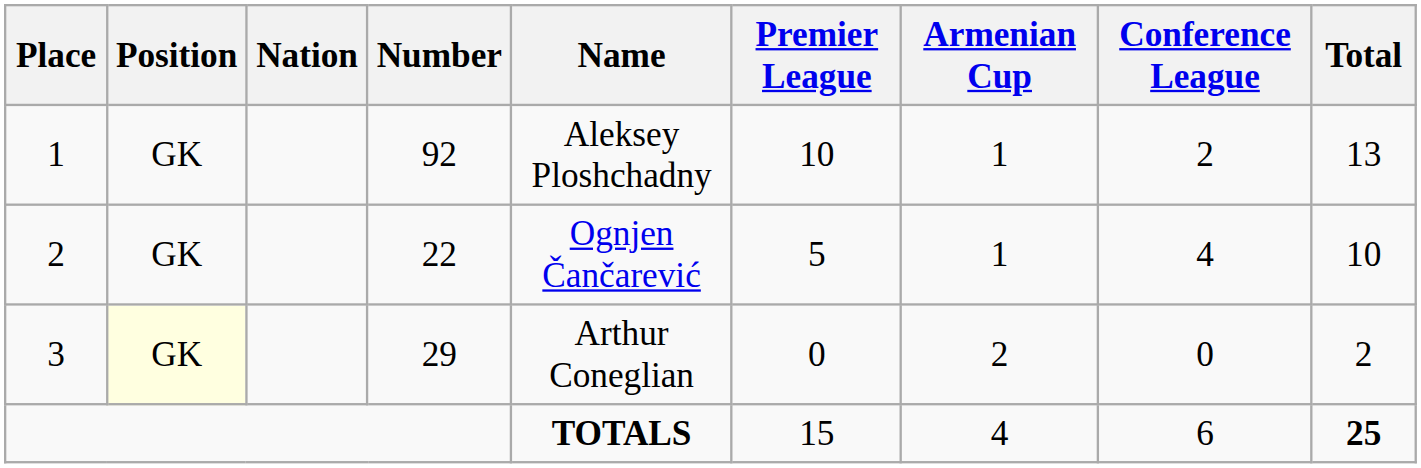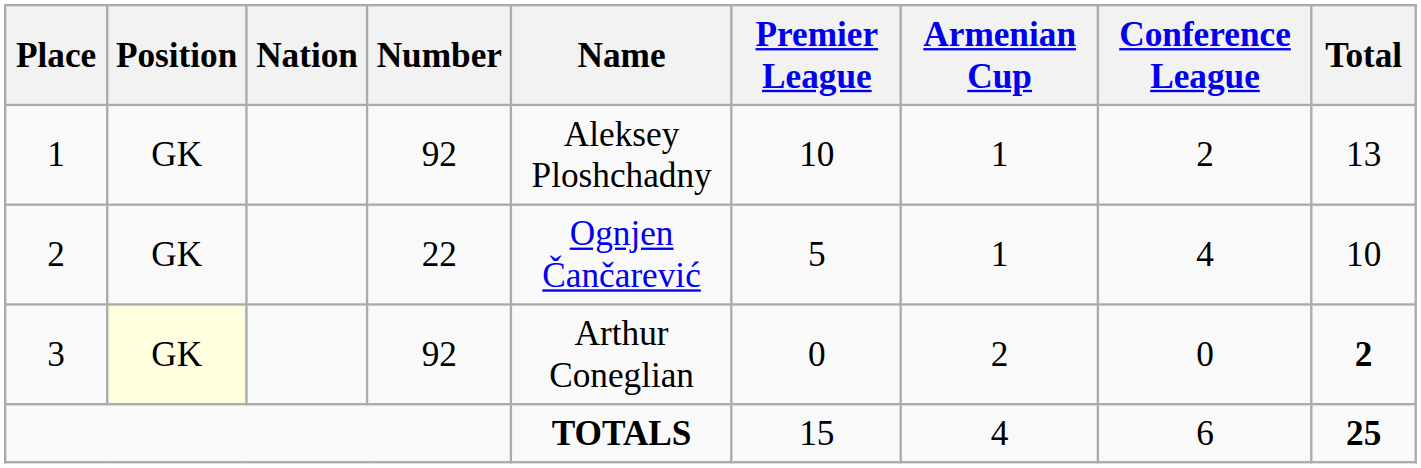(439, 354) 29 -> (439, 354) 92
(1364, 354) normal -> (1364, 354) bold
